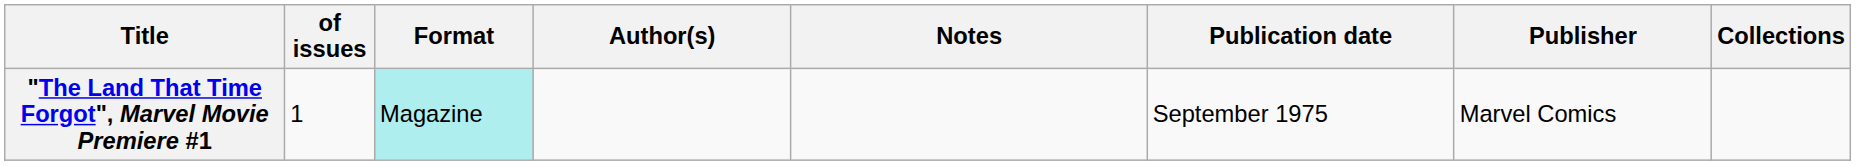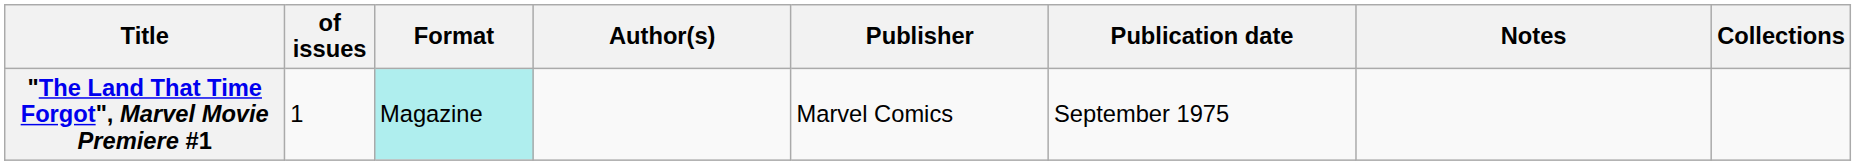columns swapped: (1583, 36) <-> (969, 36)
